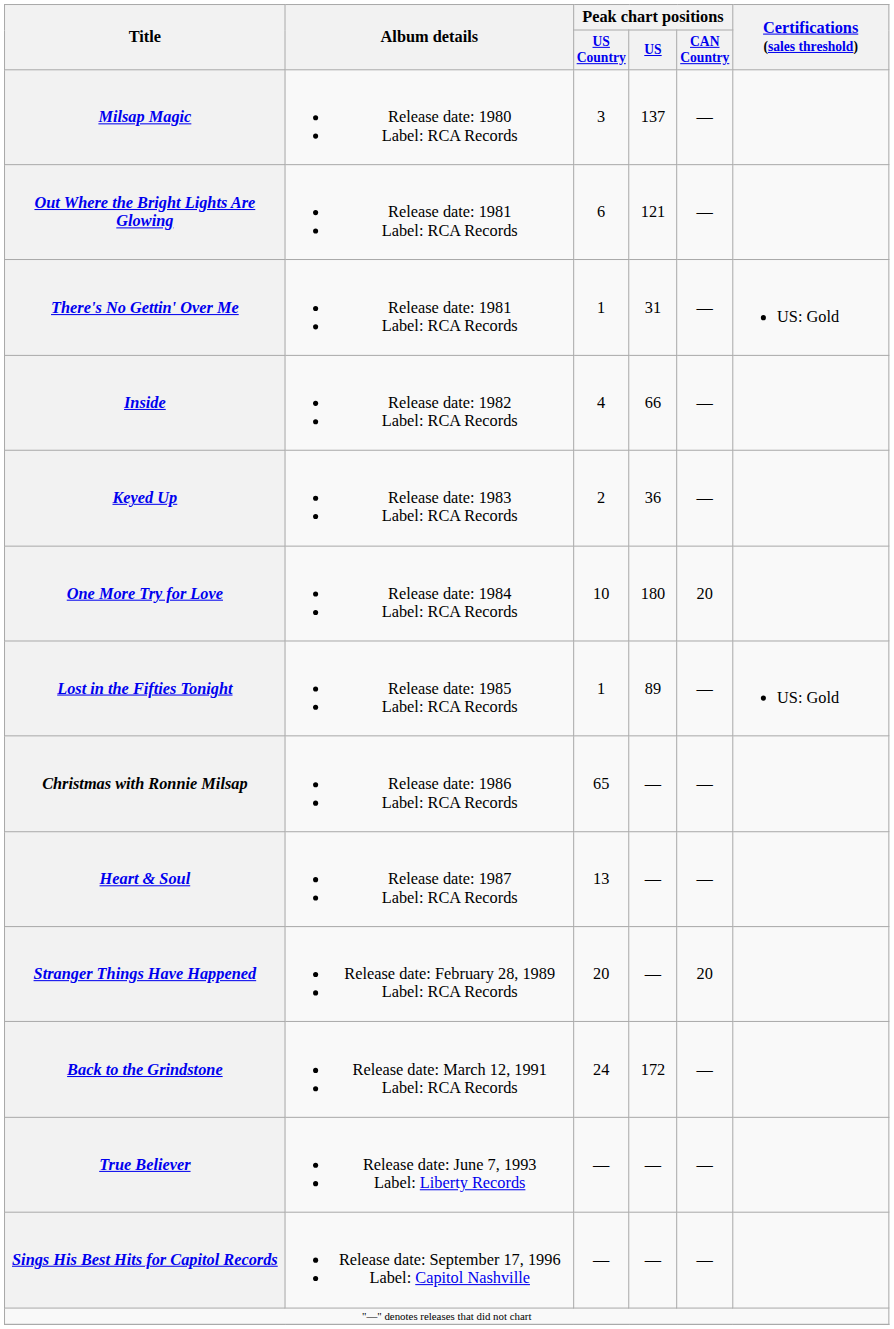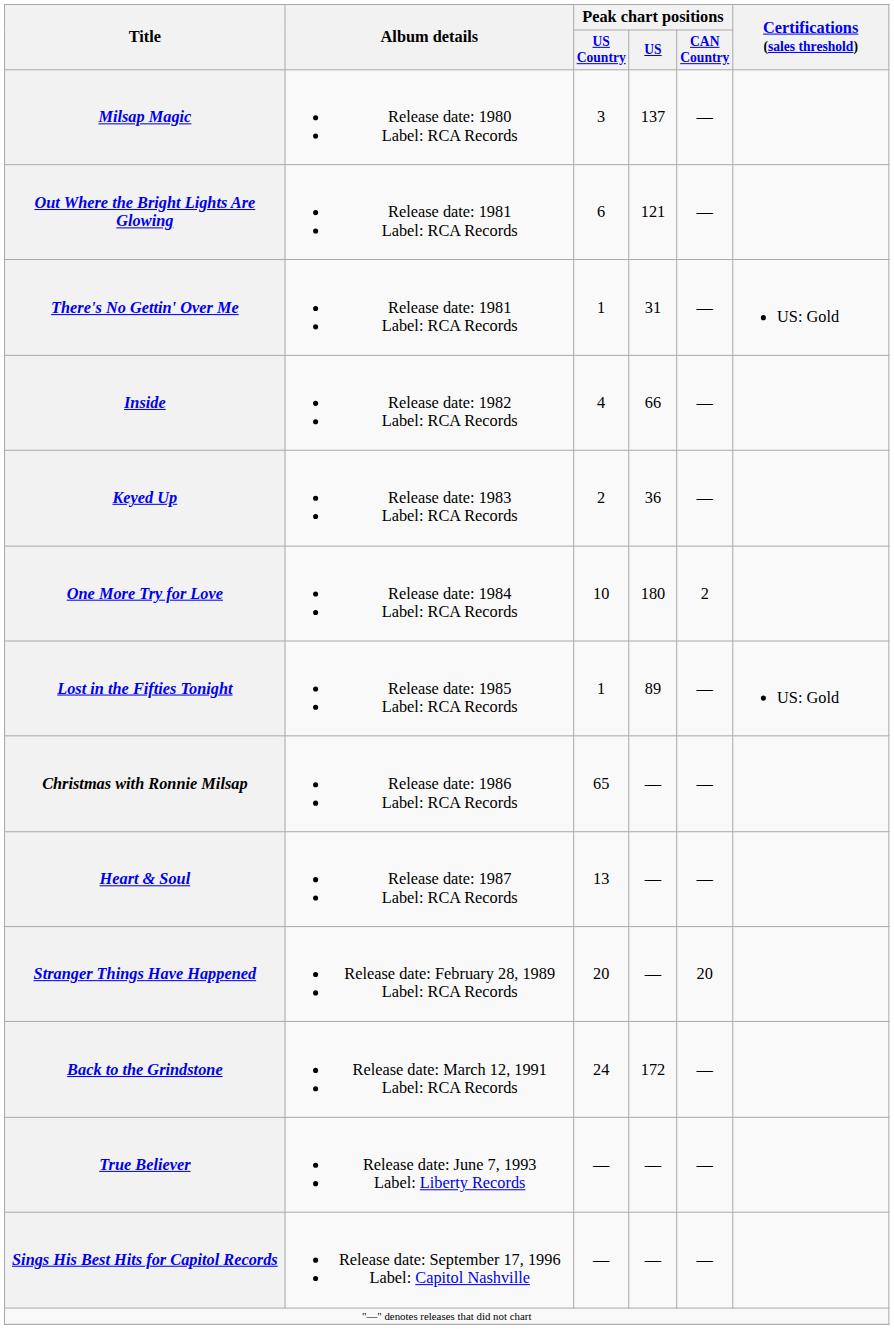(705, 593) 20 -> (705, 593) 2
